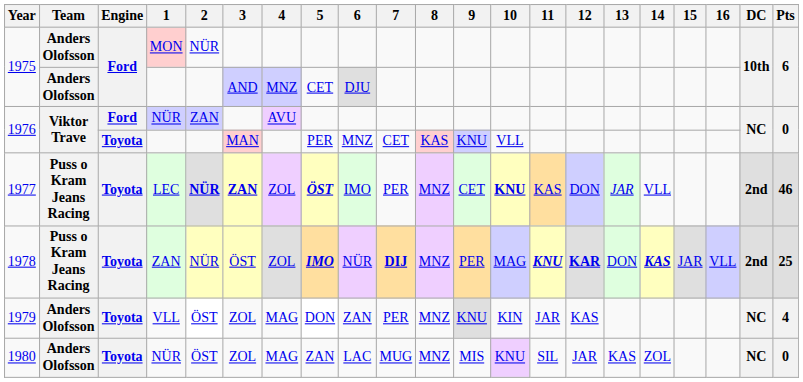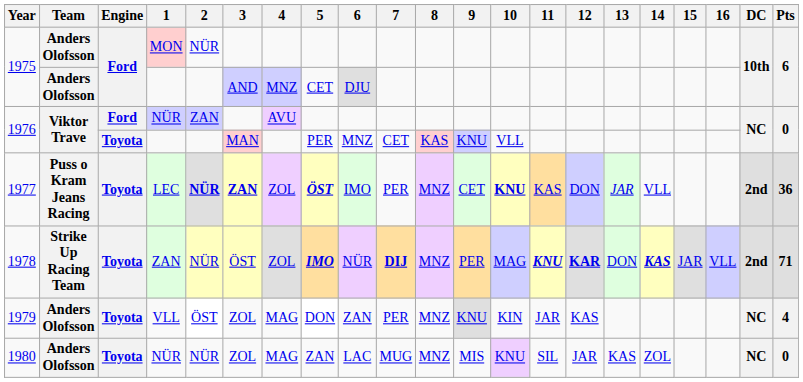(785, 188) 46 -> (785, 188) 36
(69, 261) Puss o Kram Jeans Racing -> (69, 261) Strike Up Racing Team
(785, 261) 25 -> (785, 261) 71
(204, 357) ÖST -> (204, 357) NÜR
